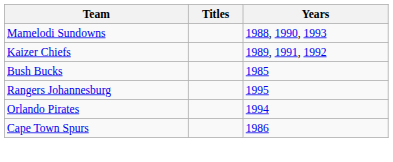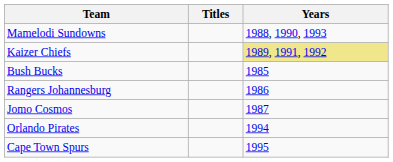(286, 52) no background -> (286, 52) khaki background
(257, 90) 1995 -> (257, 90) 1986
+ row: (40, 109)
(257, 128) 1986 -> (257, 147) 1995
